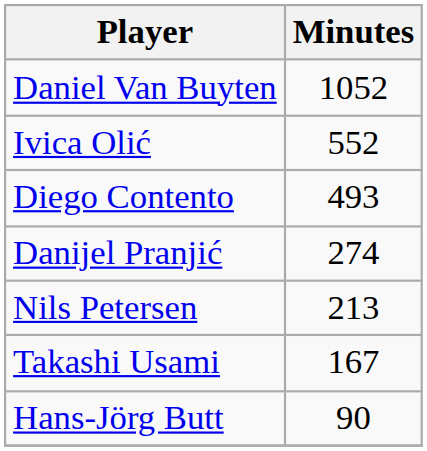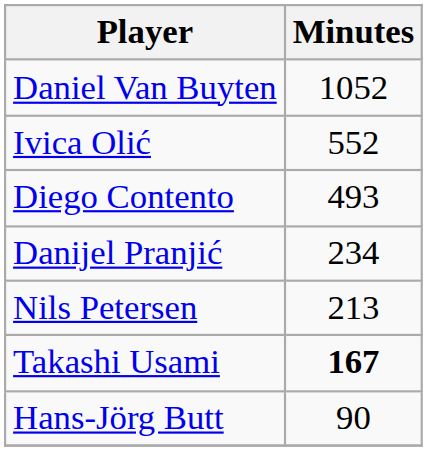(353, 252) 274 -> (353, 252) 234
(353, 362) normal -> (353, 362) bold
